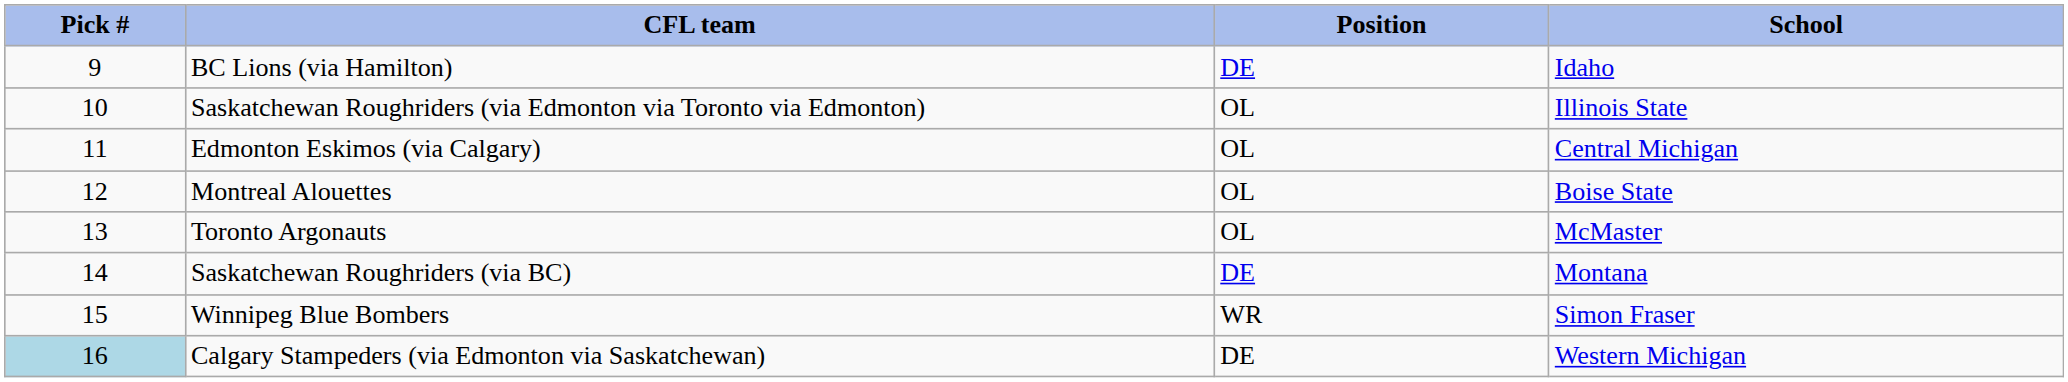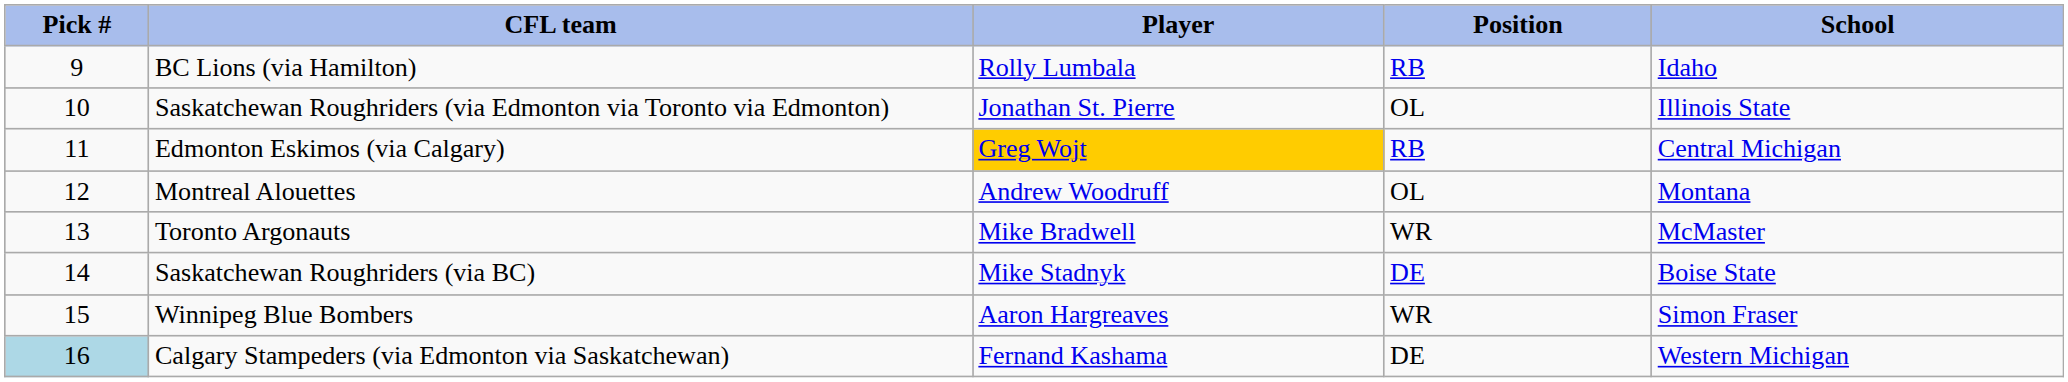+ column: (1178, 25)
(1238, 66) DE -> (1408, 66) RB
(1238, 149) OL -> (1408, 149) RB
(1614, 190) Boise State -> (1704, 190) Montana
(1238, 231) OL -> (1411, 231) WR
(1601, 273) Montana -> (1717, 273) Boise State
